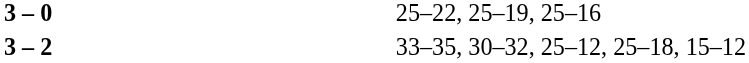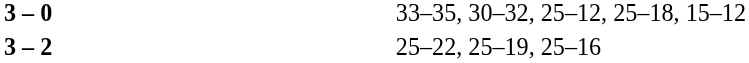(498, 12) 25–22, 25–19, 25–16 -> (571, 12) 33–35, 30–32, 25–12, 25–18, 15–12
(571, 46) 33–35, 30–32, 25–12, 25–18, 15–12 -> (498, 46) 25–22, 25–19, 25–16
